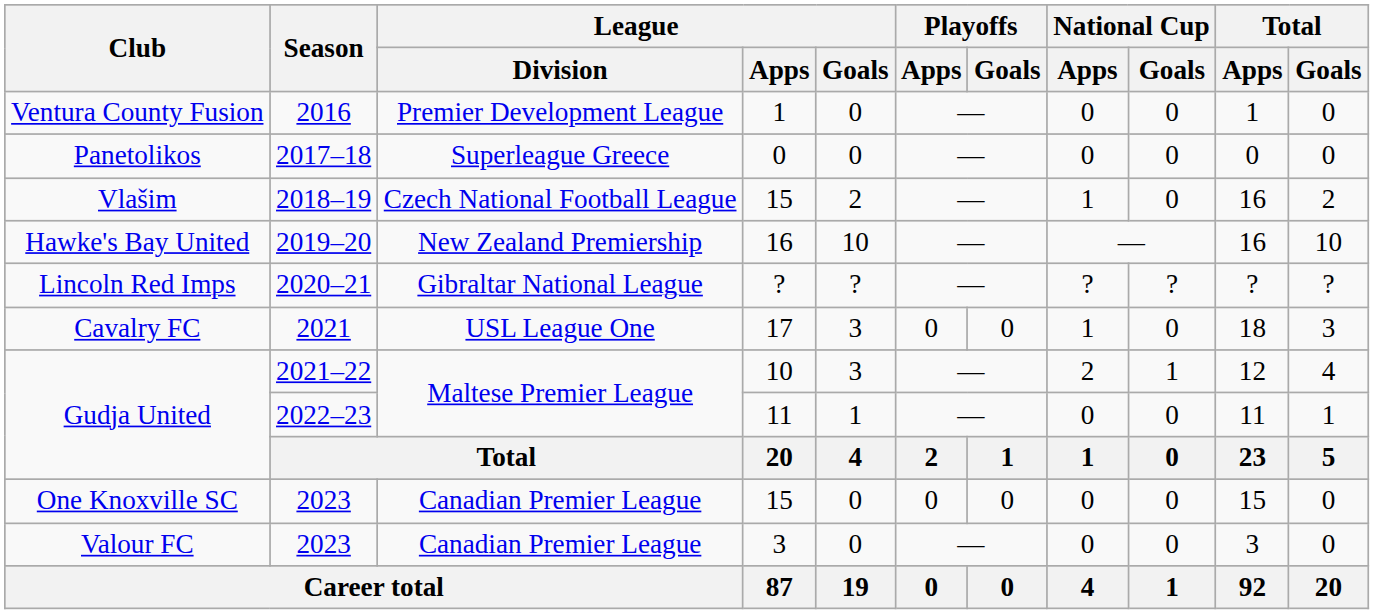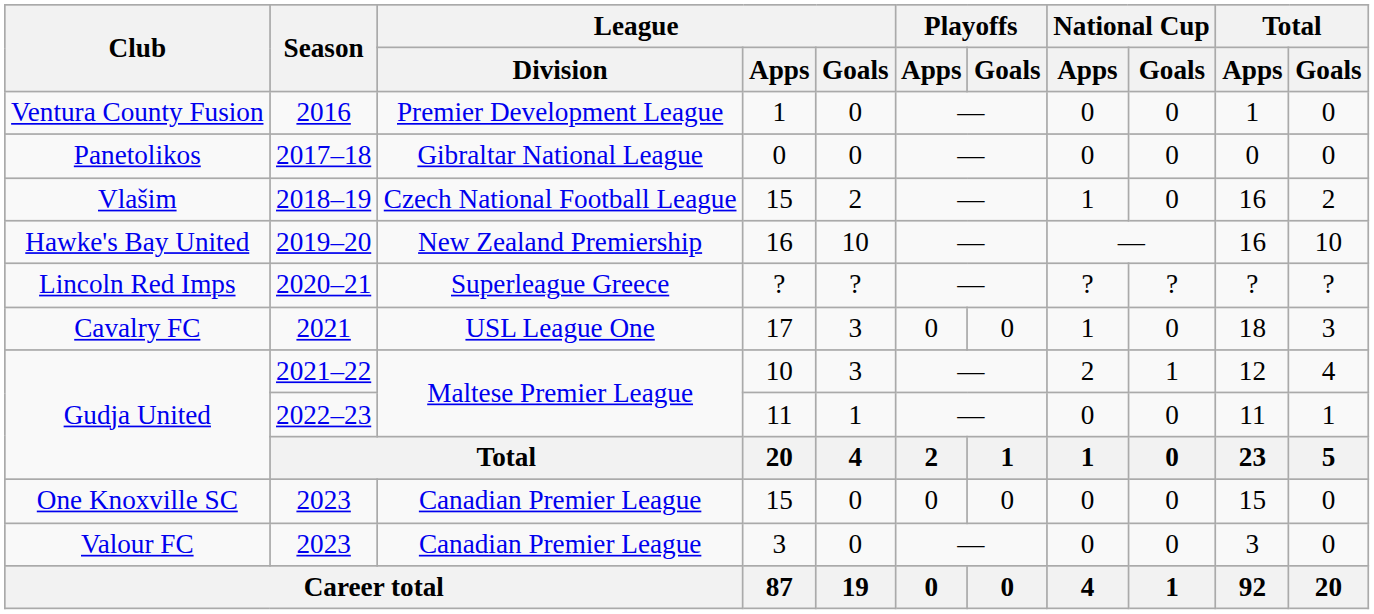(560, 155) Superleague Greece -> (560, 155) Gibraltar National League
(560, 284) Gibraltar National League -> (560, 284) Superleague Greece
